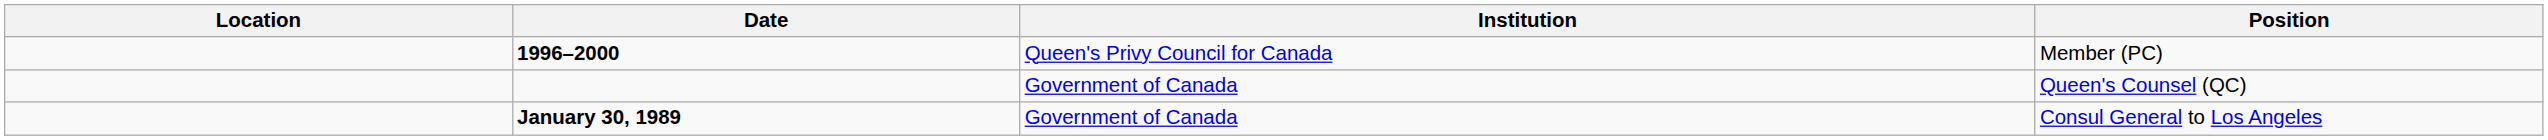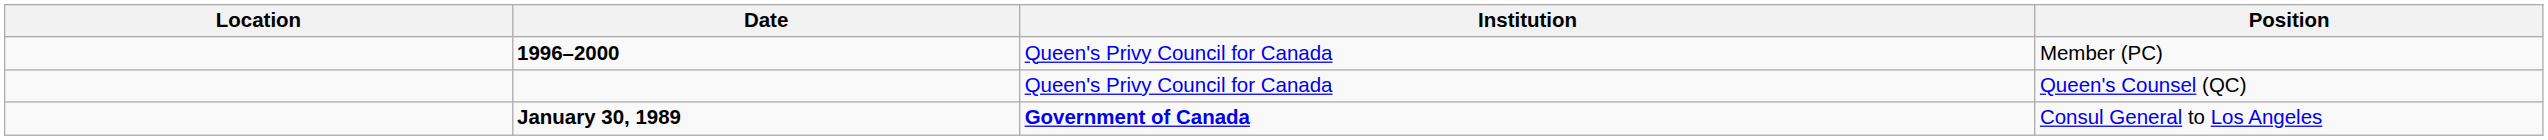(1131, 85) Government of Canada -> (1179, 85) Queen's Privy Council for Canada
(1131, 118) normal -> (1137, 118) bold
